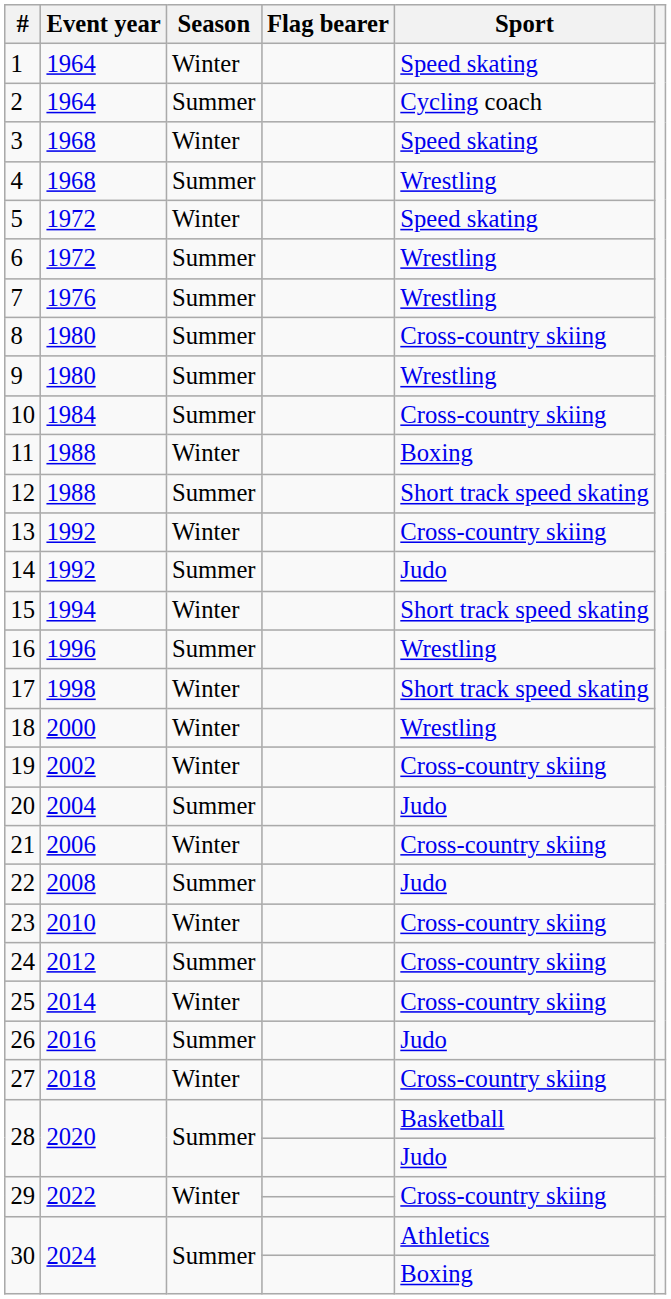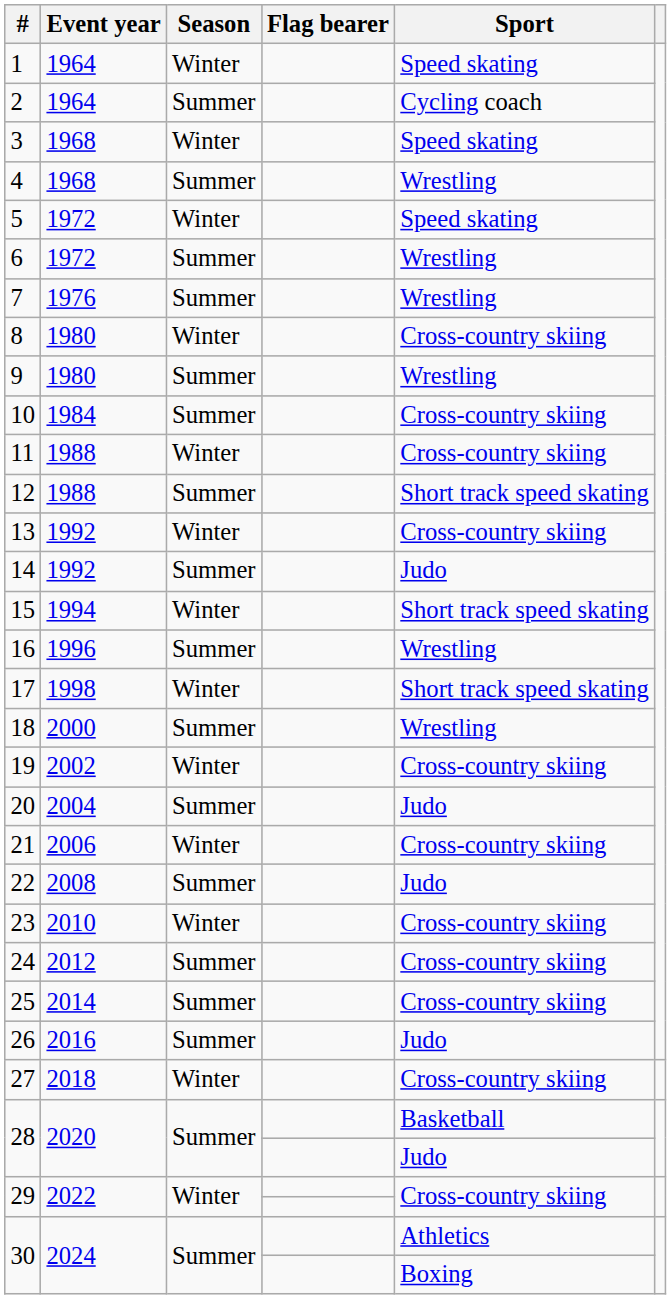(214, 336) Summer -> (206, 336) Winter
(437, 453) Boxing -> (503, 453) Cross-country skiing
(206, 727) Winter -> (214, 727) Summer
(206, 1000) Winter -> (214, 1000) Summer
